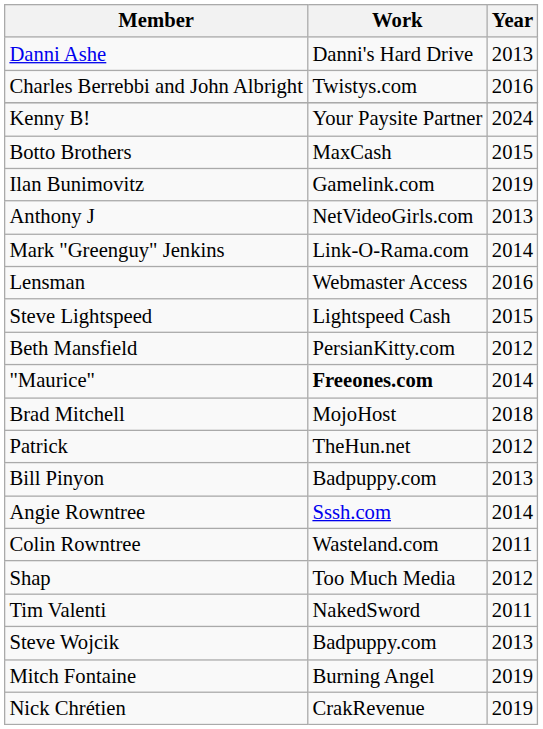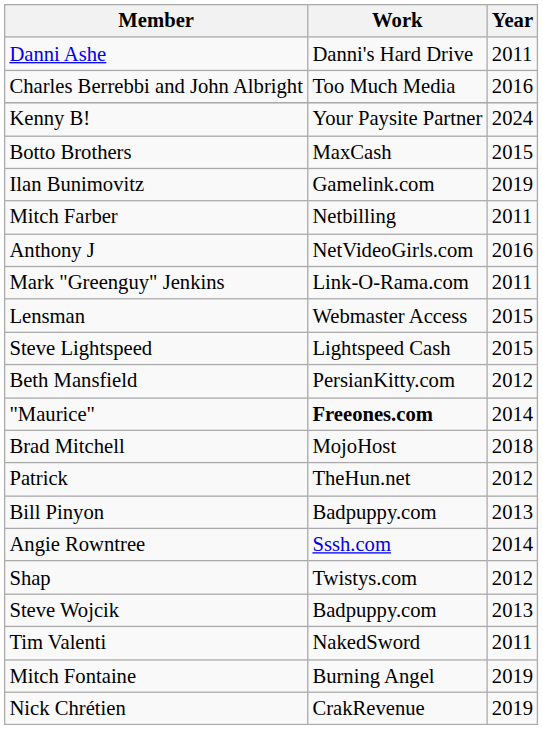(512, 53) 2013 -> (512, 53) 2011
(365, 86) Twistys.com -> (384, 86) Too Much Media
+ row: (64, 217)
(512, 217) 2013 -> (512, 250) 2016
(512, 250) 2014 -> (512, 282) 2011
(512, 282) 2016 -> (512, 315) 2015
- row: (75, 544)
(384, 577) Too Much Media -> (365, 577) Twistys.com
rows swapped: (58, 610) <-> (64, 642)
